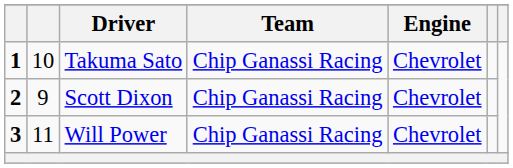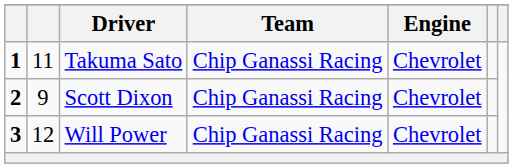(43, 60) 10 -> (43, 60) 11
(43, 134) 11 -> (43, 134) 12
